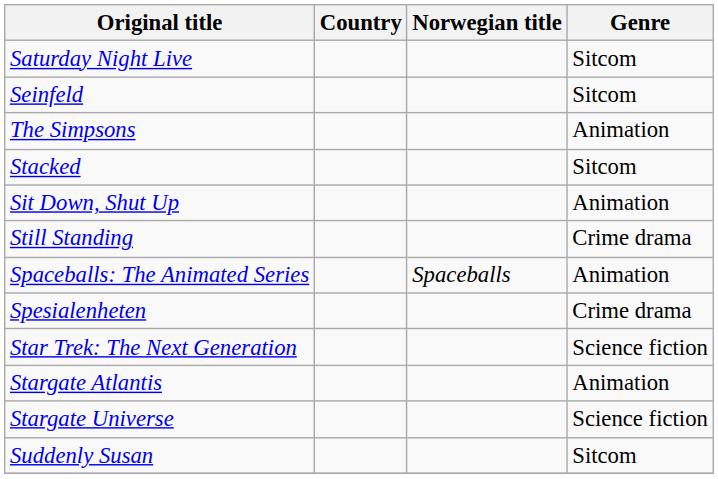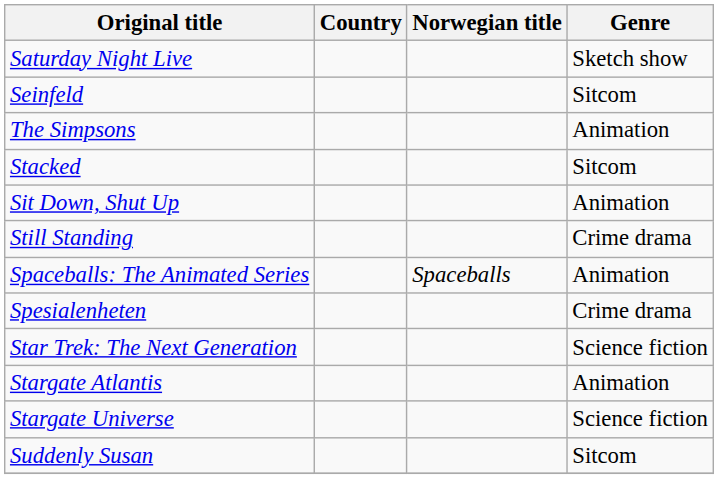(604, 58) Sitcom -> (630, 58) Sketch show
